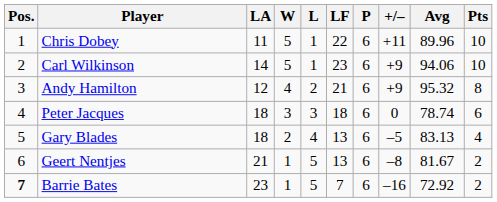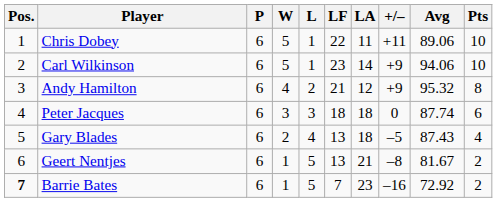columns swapped: (366, 16) <-> (261, 16)
(437, 40) 89.96 -> (437, 40) 89.06
(437, 112) 78.74 -> (437, 112) 87.74
(437, 137) 83.13 -> (437, 137) 87.43
